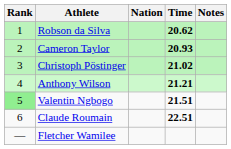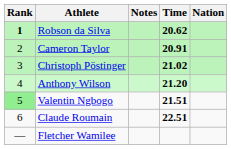columns swapped: (147, 13) <-> (211, 13)
(20, 30) normal -> (20, 30) bold
(180, 48) 20.93 -> (175, 48) 20.91
(180, 83) 21.21 -> (175, 83) 21.20
